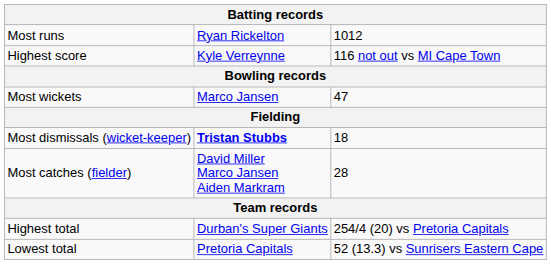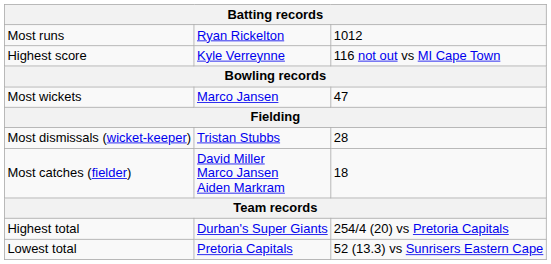(242, 138) bold -> (239, 138) normal
(341, 138) 18 -> (341, 138) 28
(341, 173) 28 -> (341, 173) 18
